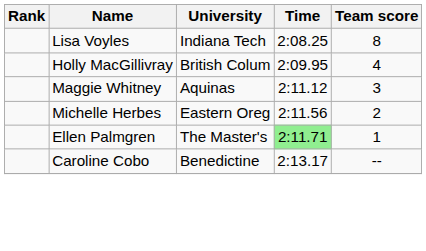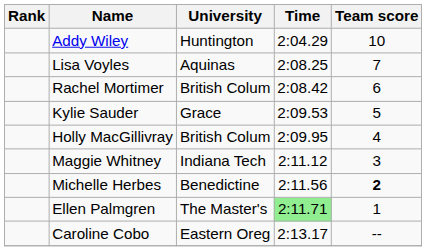+ row: (90, 40)
(223, 40) Indiana Tech -> (207, 64) Aquinas
(377, 40) 8 -> (377, 64) 7
+ row: (108, 88)
+ row: (95, 112)
(207, 88) Aquinas -> (223, 161) Indiana Tech
(225, 112) Eastern Oreg -> (220, 185) Benedictine
(377, 112) normal -> (377, 185) bold
(220, 161) Benedictine -> (225, 233) Eastern Oreg
